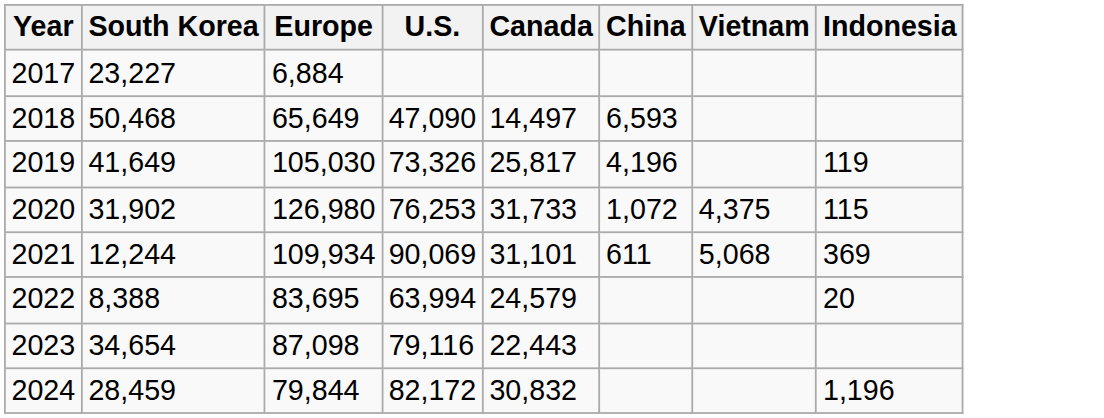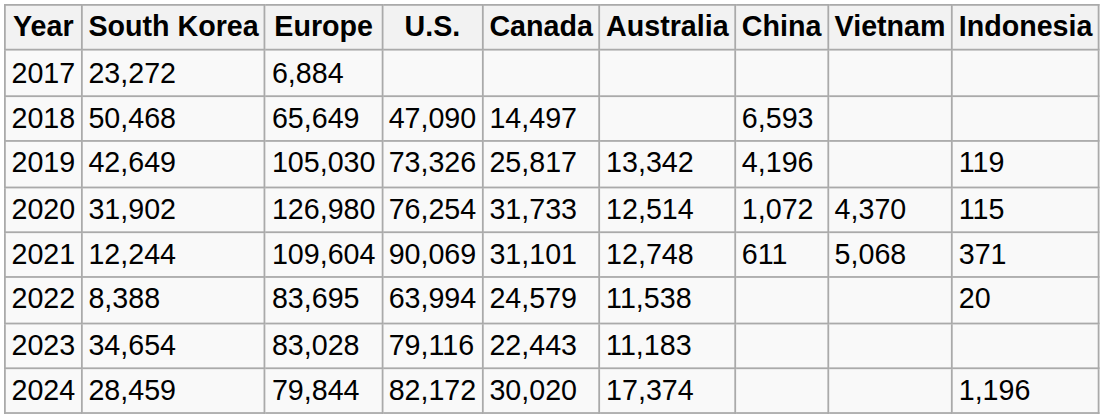+ column: (667, 27)
(132, 72) 23,227 -> (132, 72) 23,272
(132, 163) 41,649 -> (132, 163) 42,649
(432, 208) 76,253 -> (432, 208) 76,254
(735, 208) 4,375 -> (870, 208) 4,370
(324, 254) 109,934 -> (324, 254) 109,604
(847, 254) 369 -> (983, 254) 371
(316, 345) 87,098 -> (316, 345) 83,028
(533, 390) 30,832 -> (533, 390) 30,020
